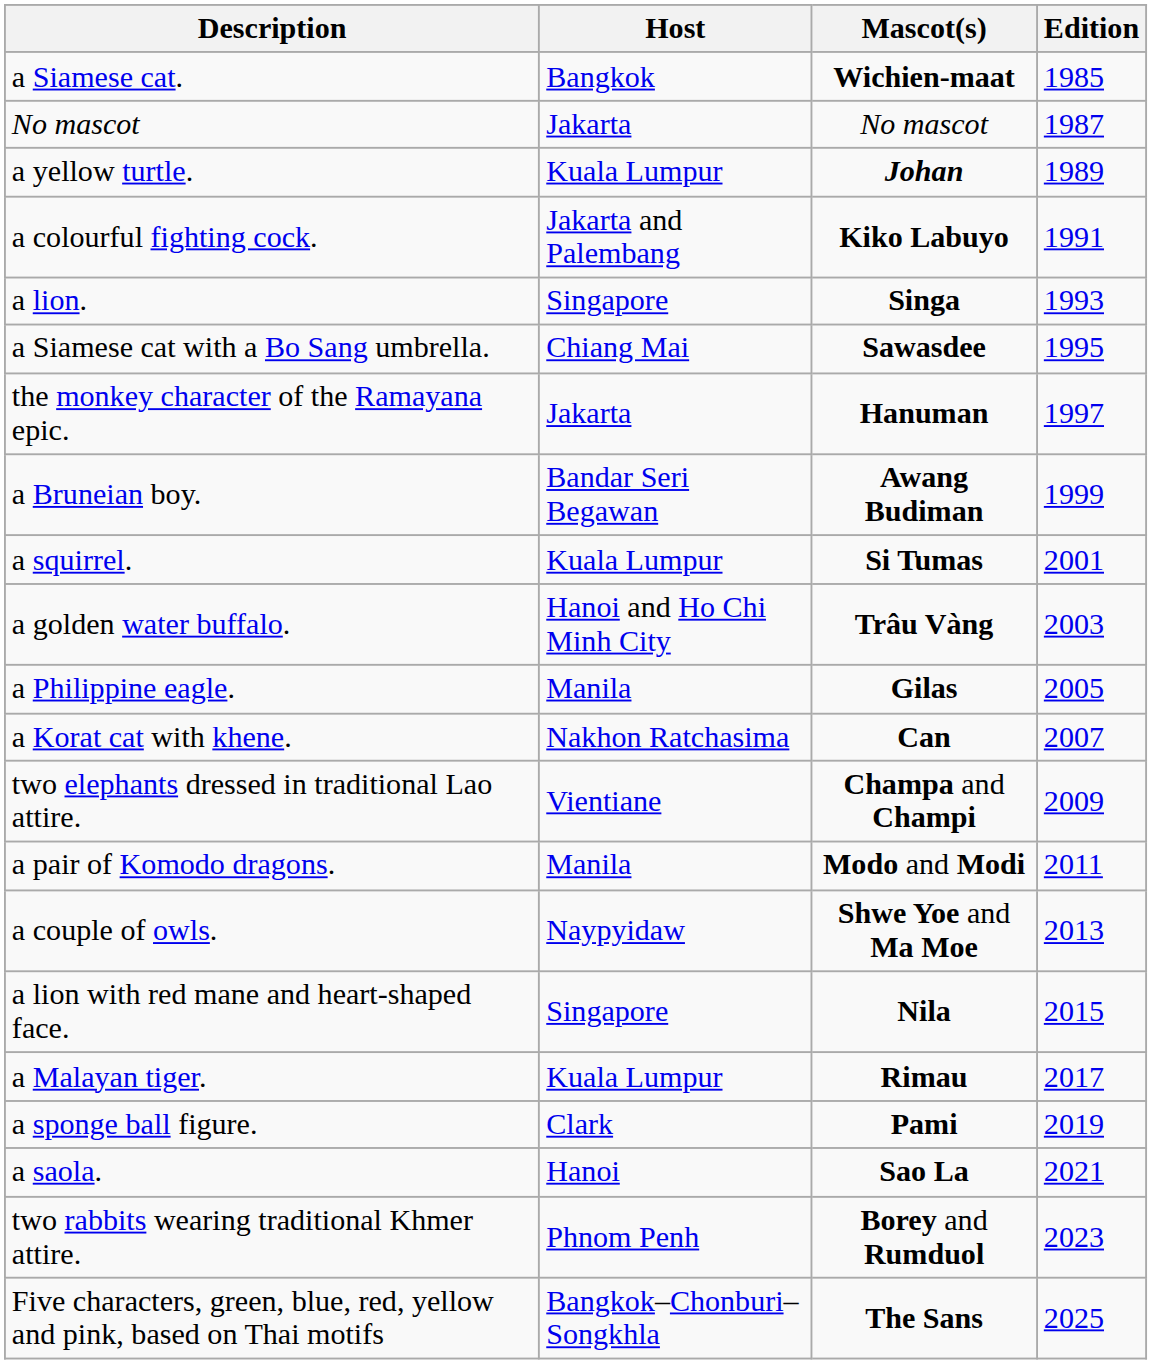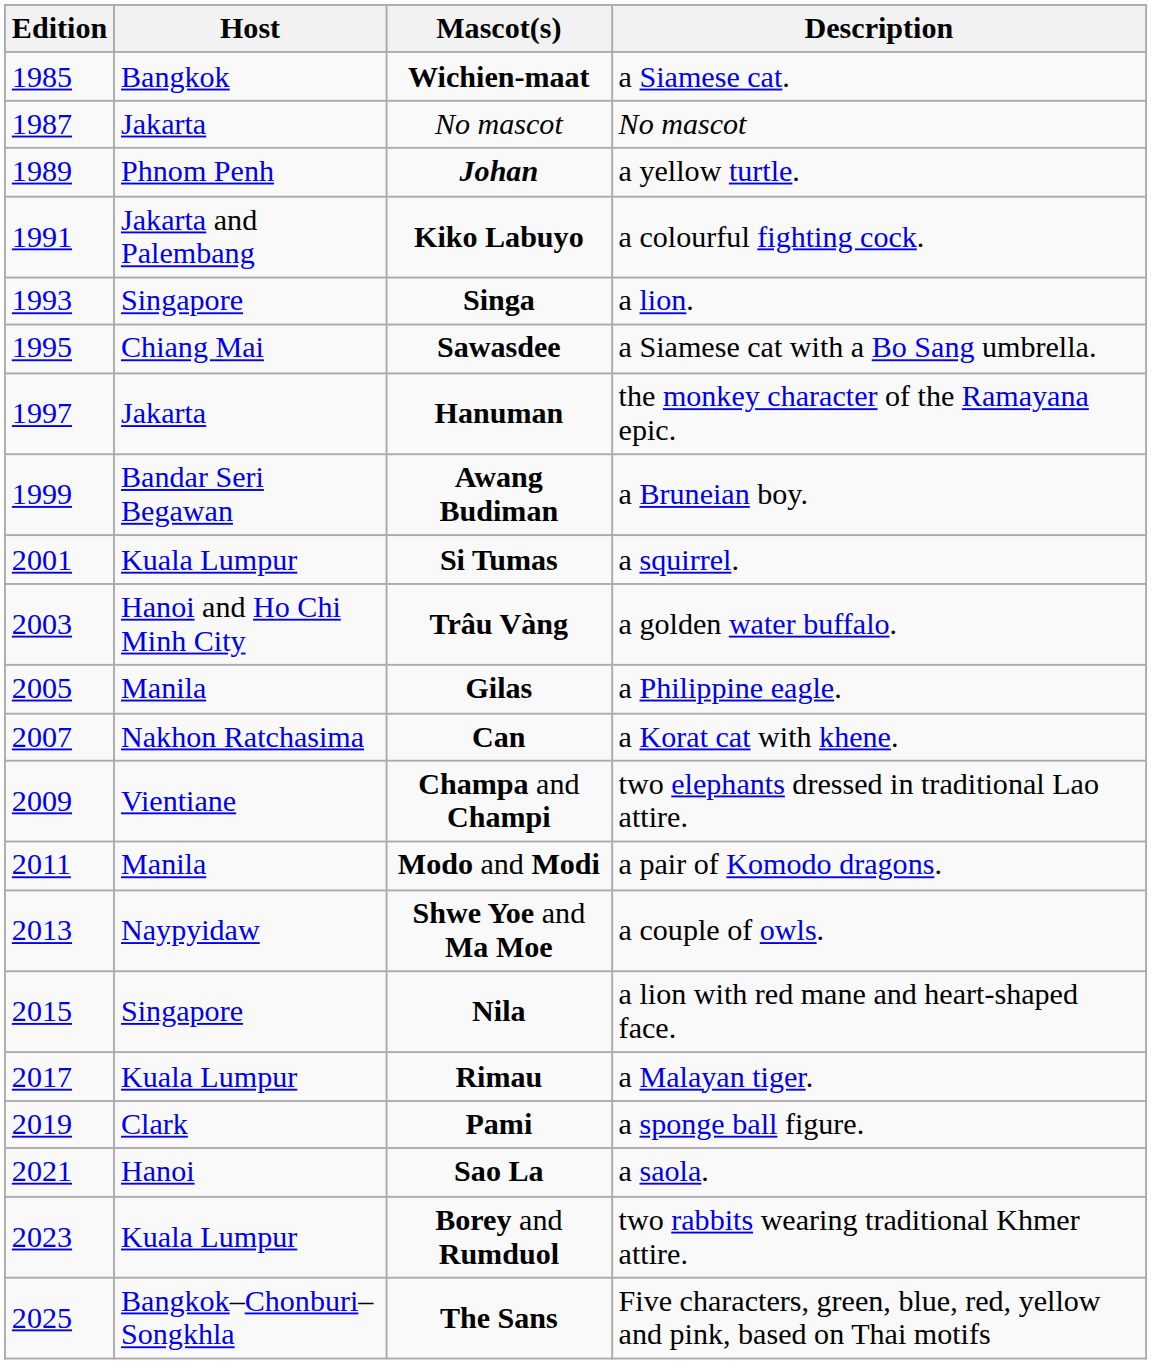columns swapped: (1091, 28) <-> (272, 28)
(634, 171) Kuala Lumpur -> (197, 171) Phnom Penh
(623, 1236) Phnom Penh -> (209, 1236) Kuala Lumpur
